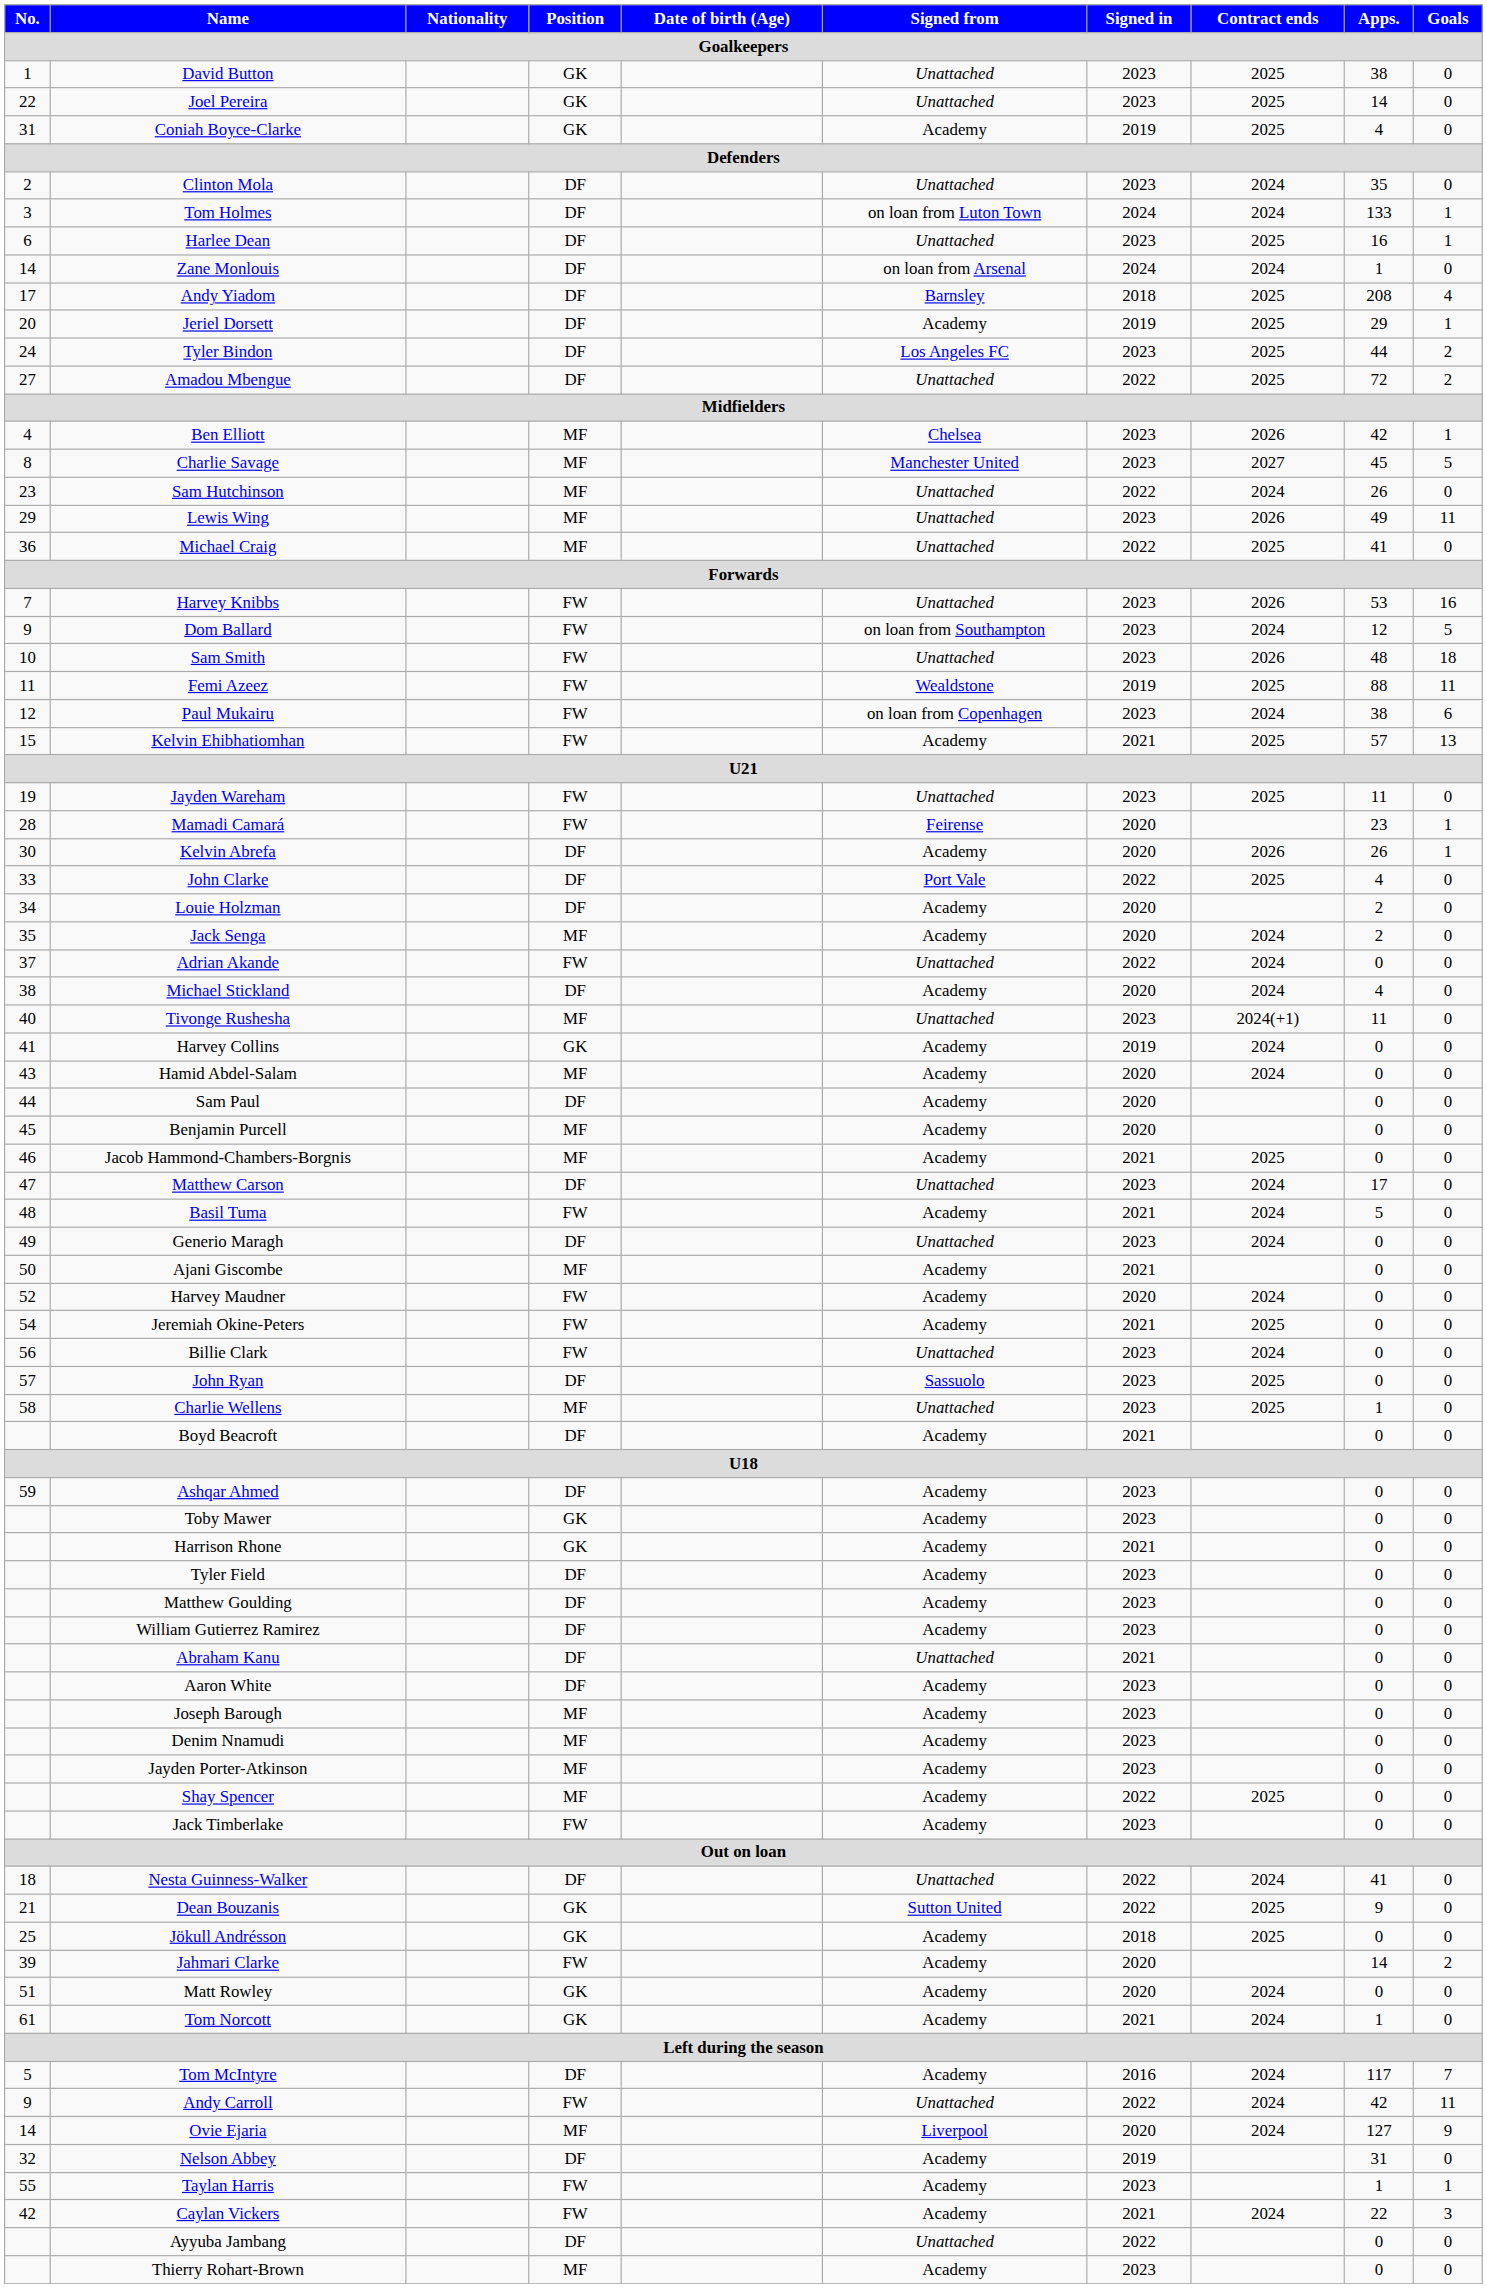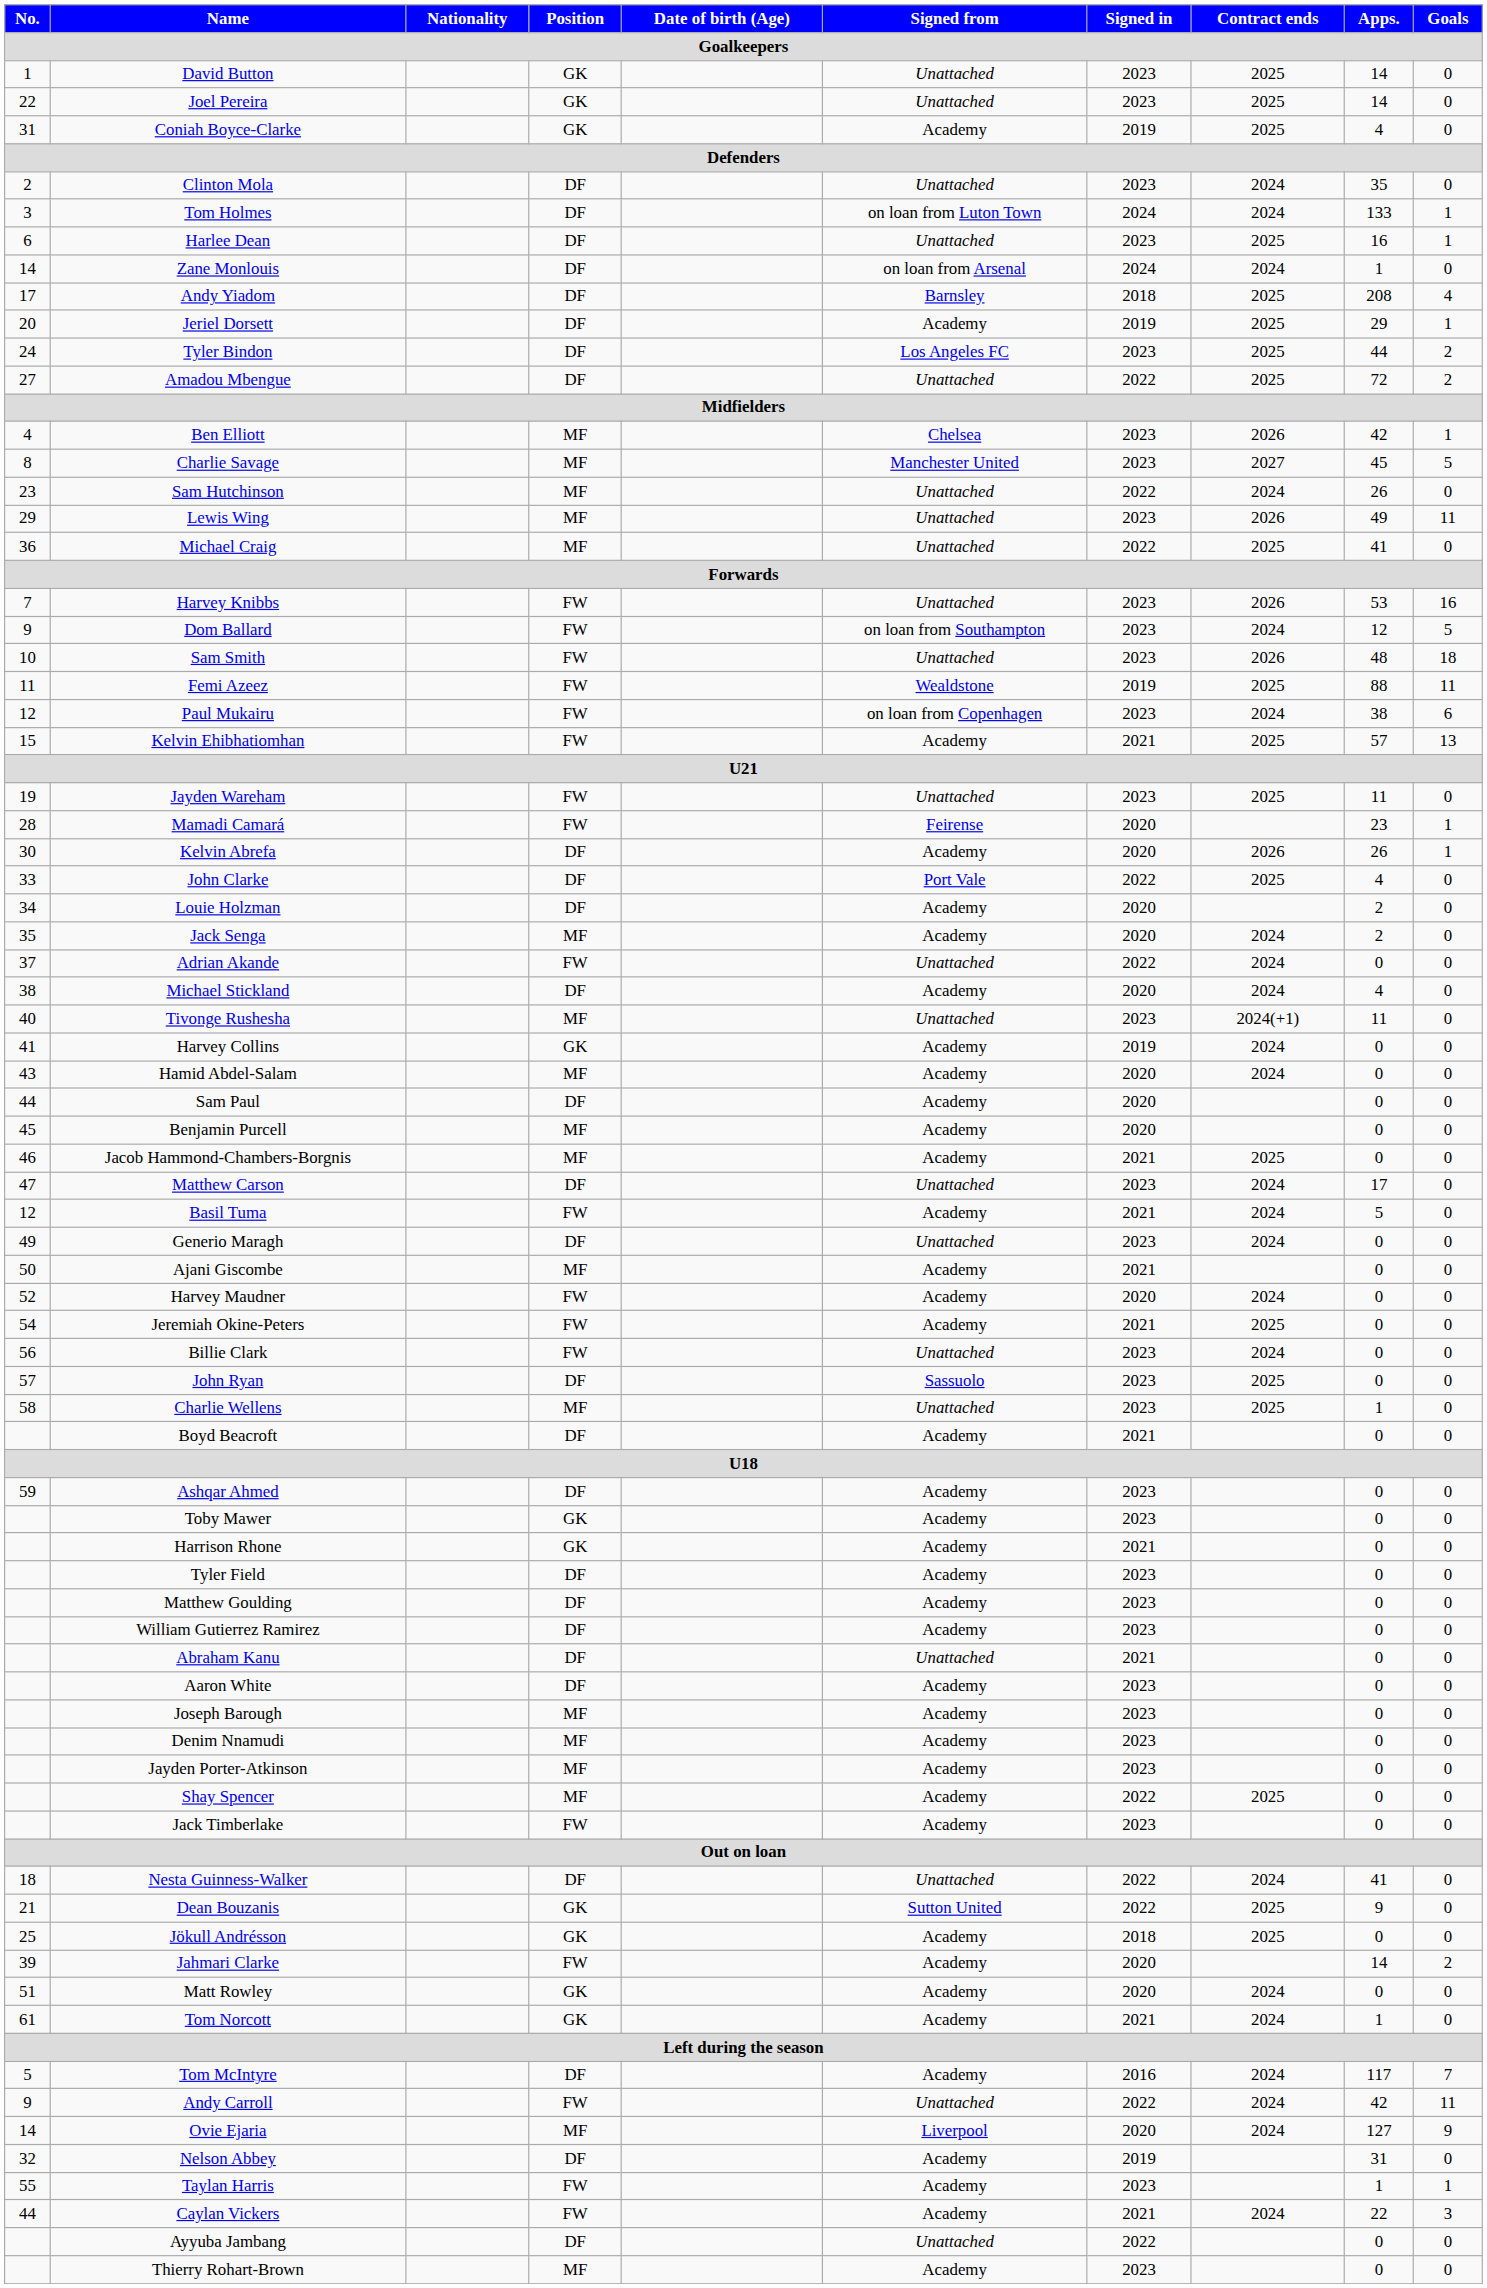(1379, 74) 38 -> (1379, 74) 14
(27, 1213) 48 -> (27, 1213) 12
(27, 2213) 42 -> (27, 2213) 44
